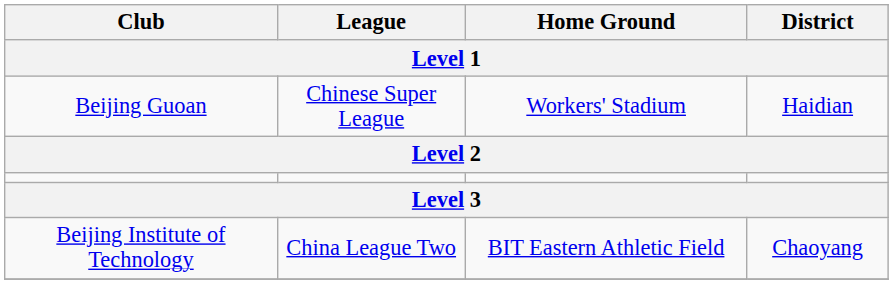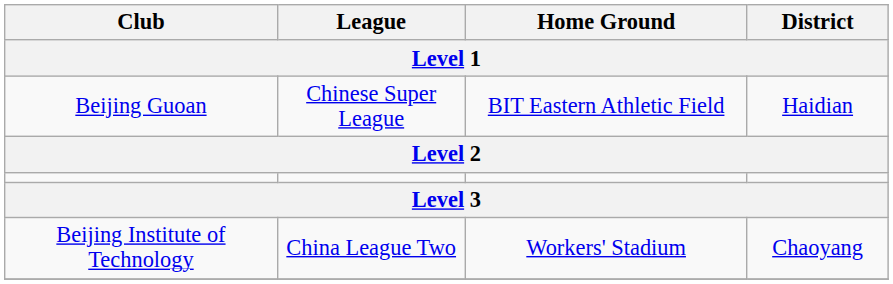(606, 105) Workers' Stadium -> (606, 105) BIT Eastern Athletic Field
(606, 248) BIT Eastern Athletic Field -> (606, 248) Workers' Stadium
